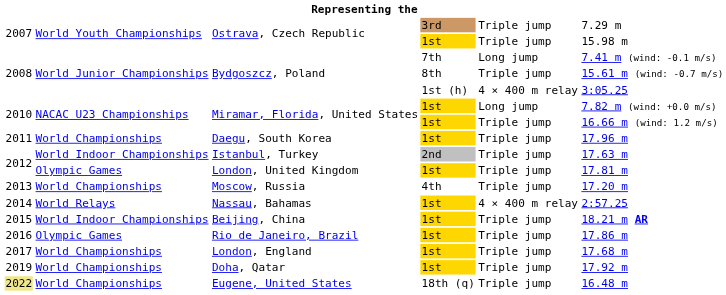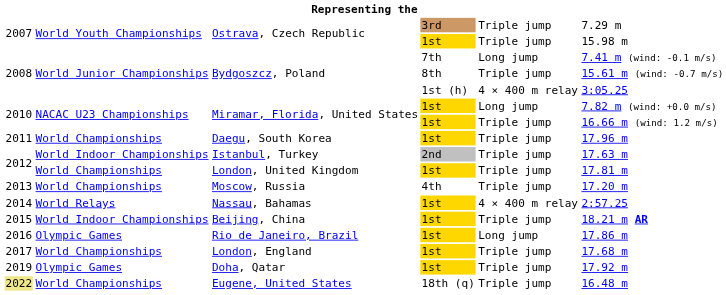(79, 170) Olympic Games -> (99, 170) World Championships
(515, 235) Triple jump -> (508, 235) Long jump
(99, 267) World Championships -> (79, 267) Olympic Games
